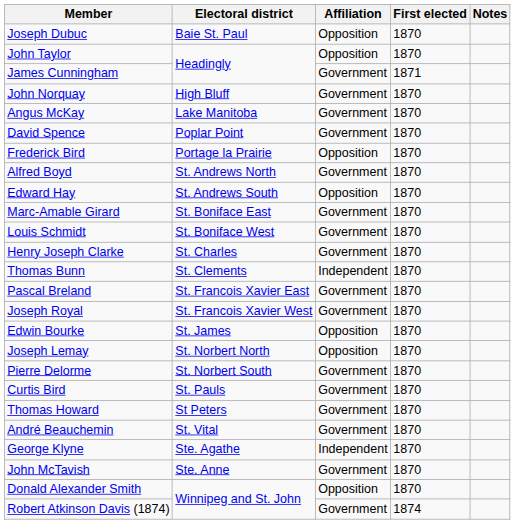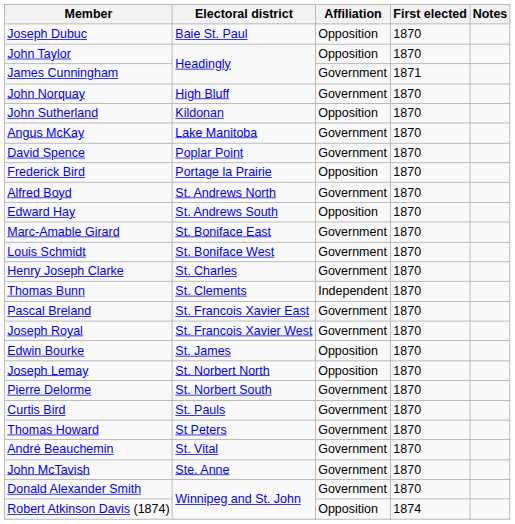+ row: (53, 113)
- row: (45, 449)
(348, 489) Opposition -> (353, 489) Government
(353, 509) Government -> (348, 509) Opposition
